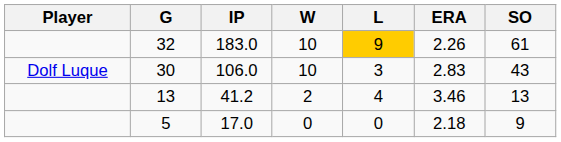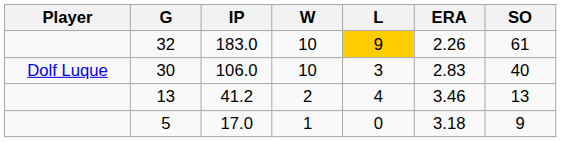(520, 70) 43 -> (520, 70) 40
(308, 123) 0 -> (308, 123) 1
(449, 123) 2.18 -> (449, 123) 3.18
